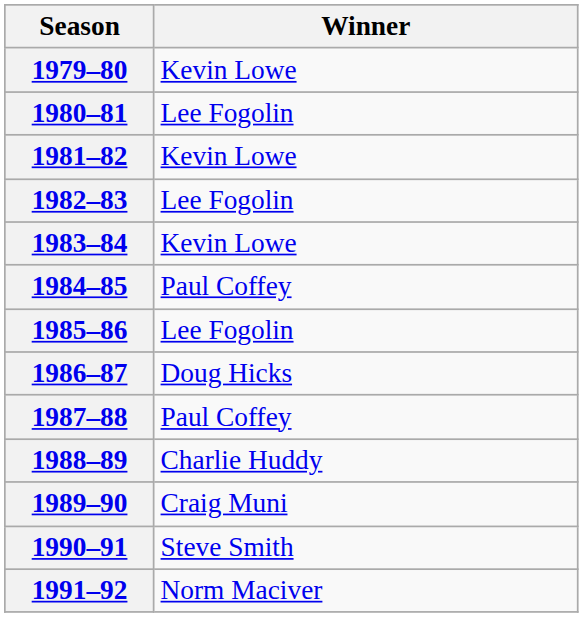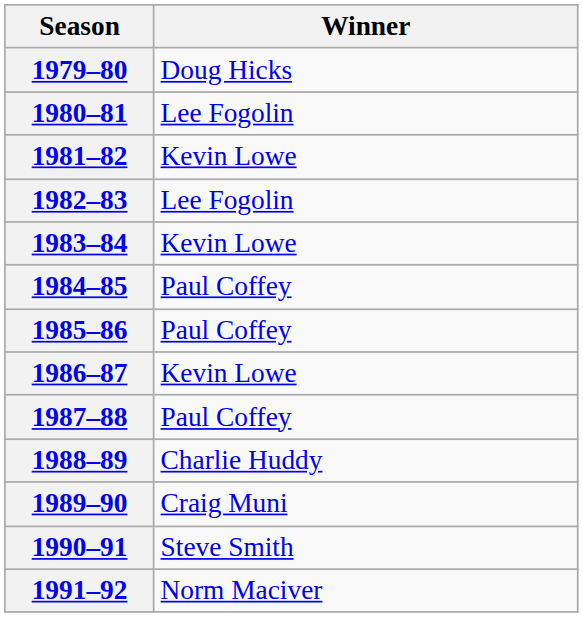(229, 69) Kevin Lowe -> (226, 69) Doug Hicks
(227, 329) Lee Fogolin -> (226, 329) Paul Coffey
(226, 373) Doug Hicks -> (229, 373) Kevin Lowe
